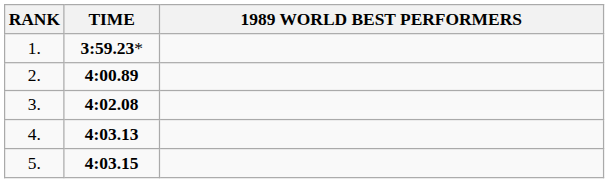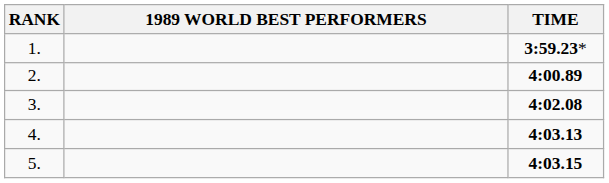columns swapped: (381, 19) <-> (112, 19)
